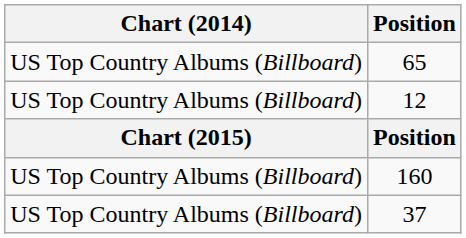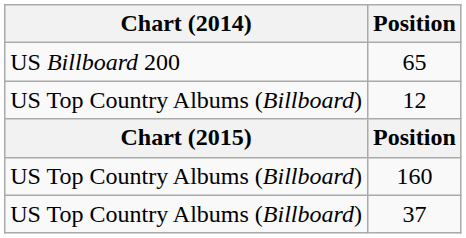(186, 61) US Top Country Albums (Billboard) -> (95, 61) US Billboard 200
